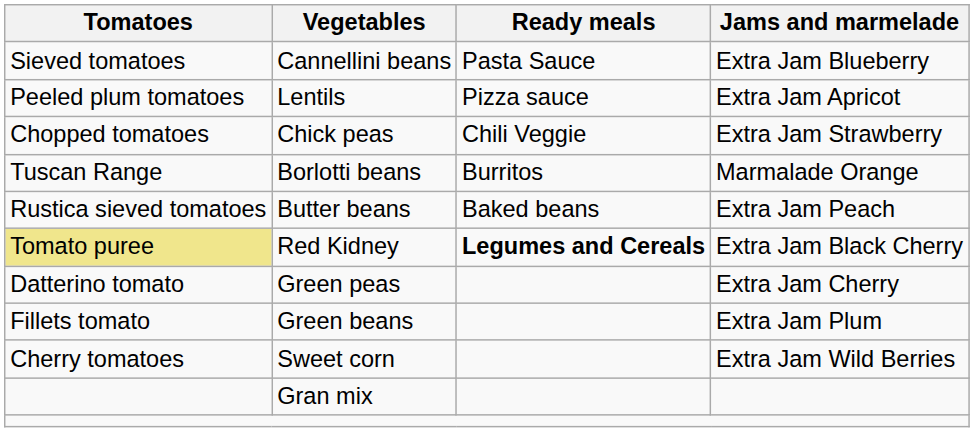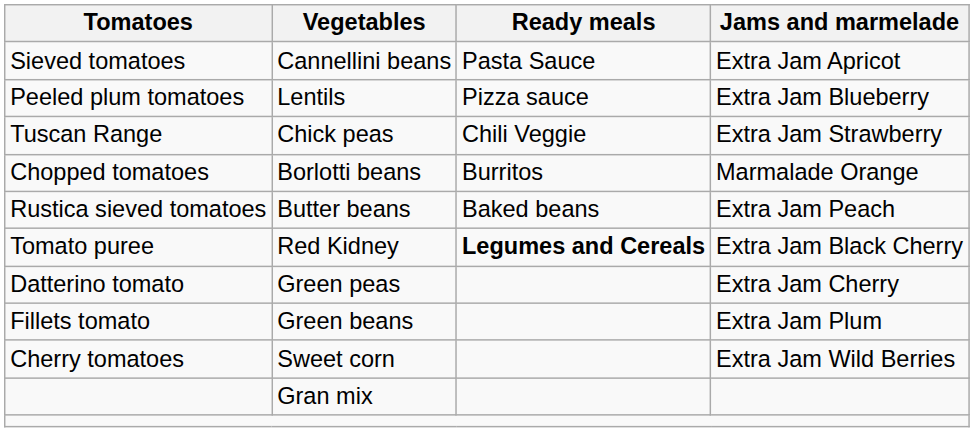(823, 60) Extra Jam Blueberry -> (808, 60) Extra Jam Apricot
(808, 97) Extra Jam Apricot -> (823, 97) Extra Jam Blueberry
(110, 135) Chopped tomatoes -> (86, 135) Tuscan Range
(86, 172) Tuscan Range -> (110, 172) Chopped tomatoes
(82, 246) khaki background -> (82, 246) no background
